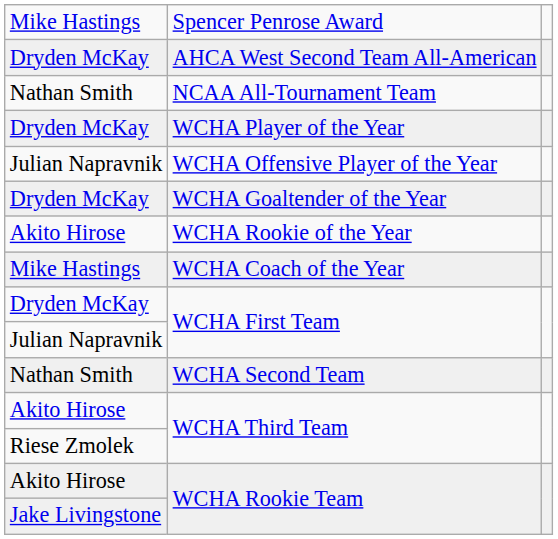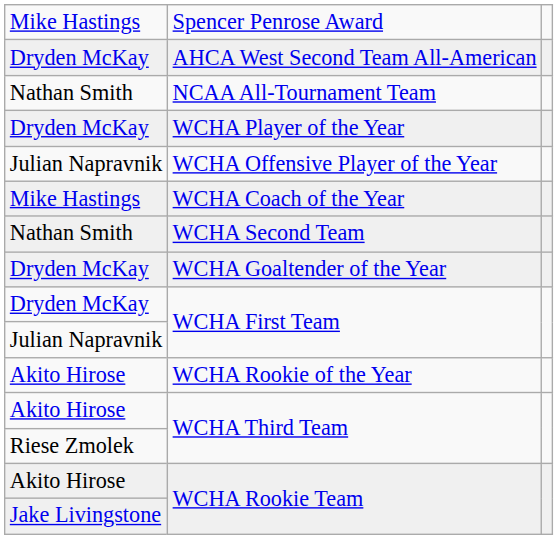rows swapped: (79, 198) <-> (75, 269)
rows swapped: (68, 233) <-> (71, 374)
